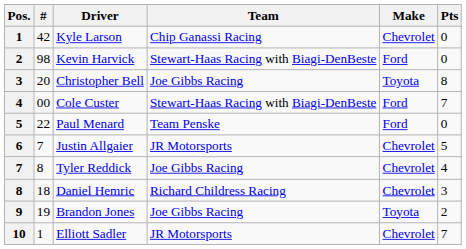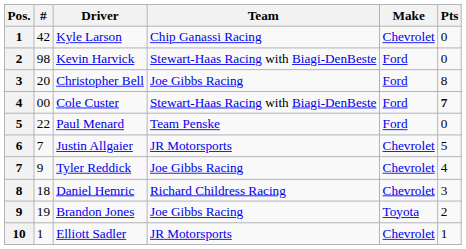(401, 81) Toyota -> (395, 81) Ford
(444, 102) normal -> (444, 102) bold
(40, 168) 8 -> (40, 168) 9
(444, 233) 7 -> (444, 233) 1
